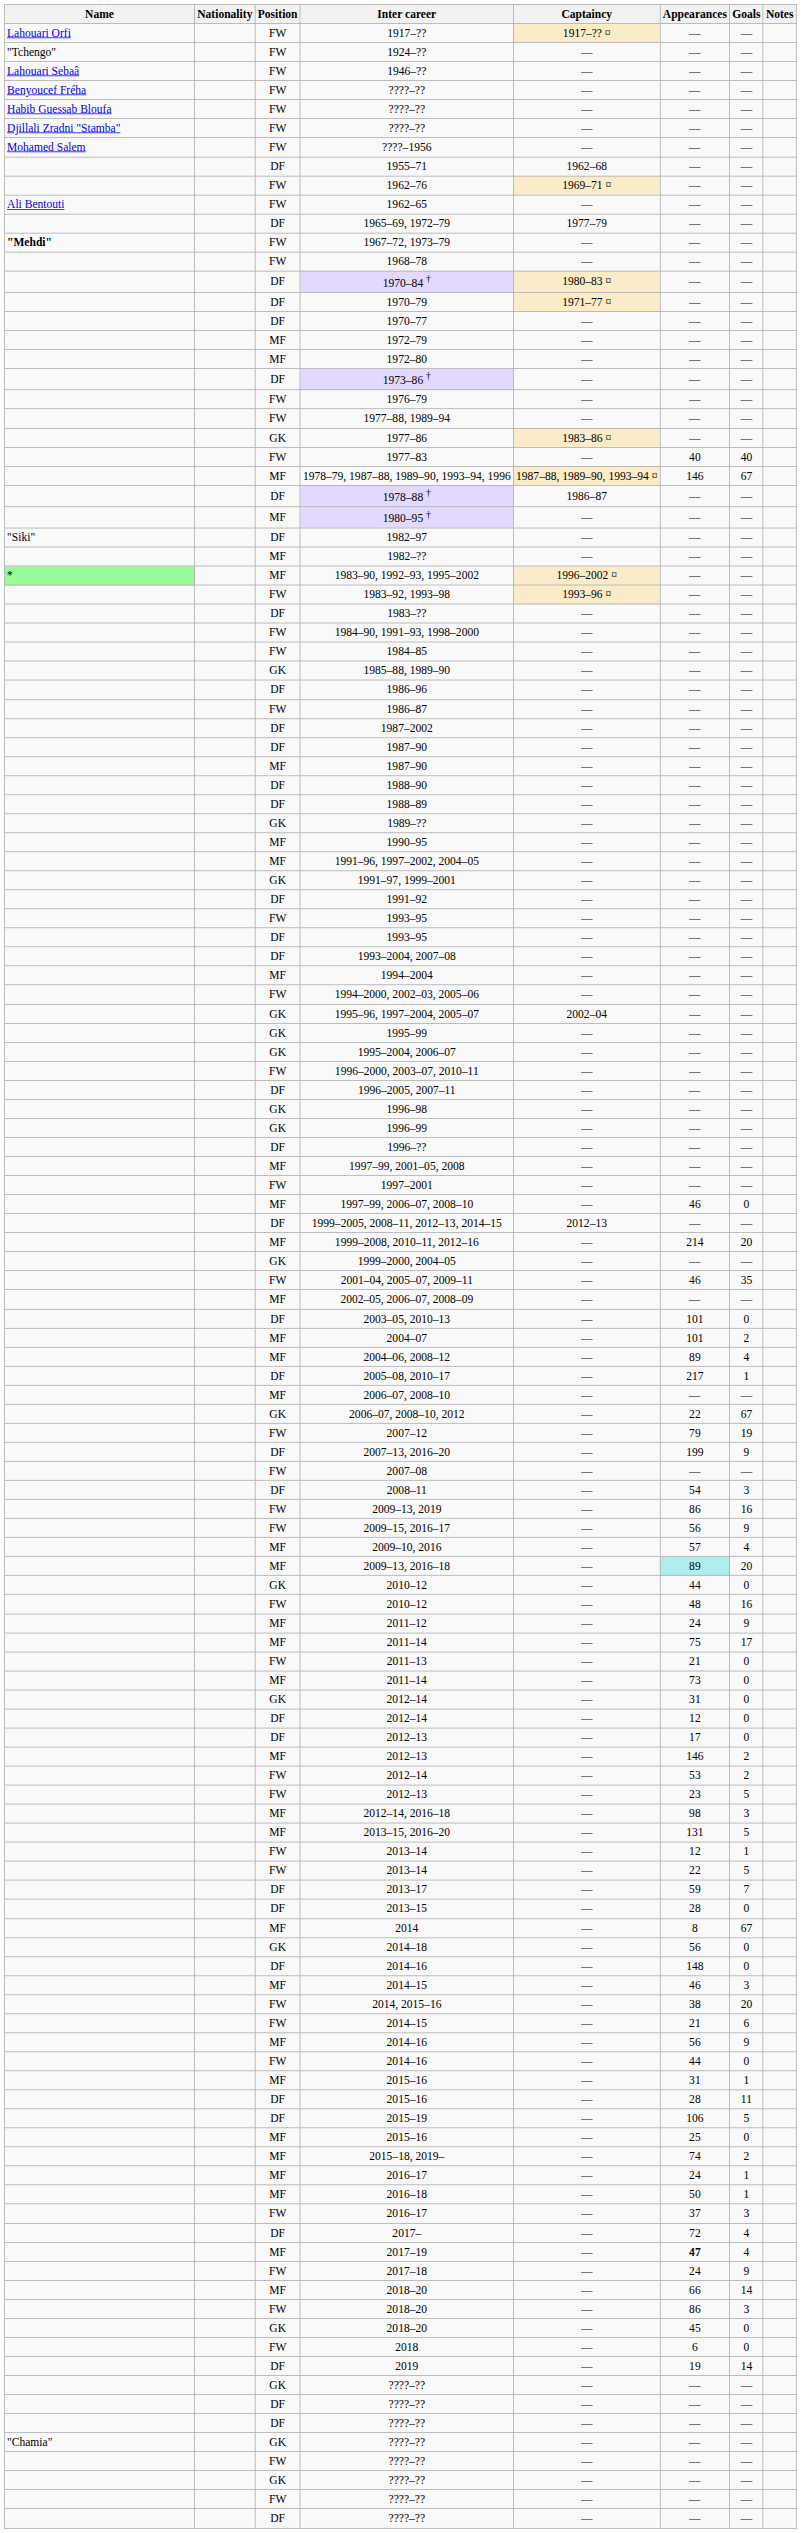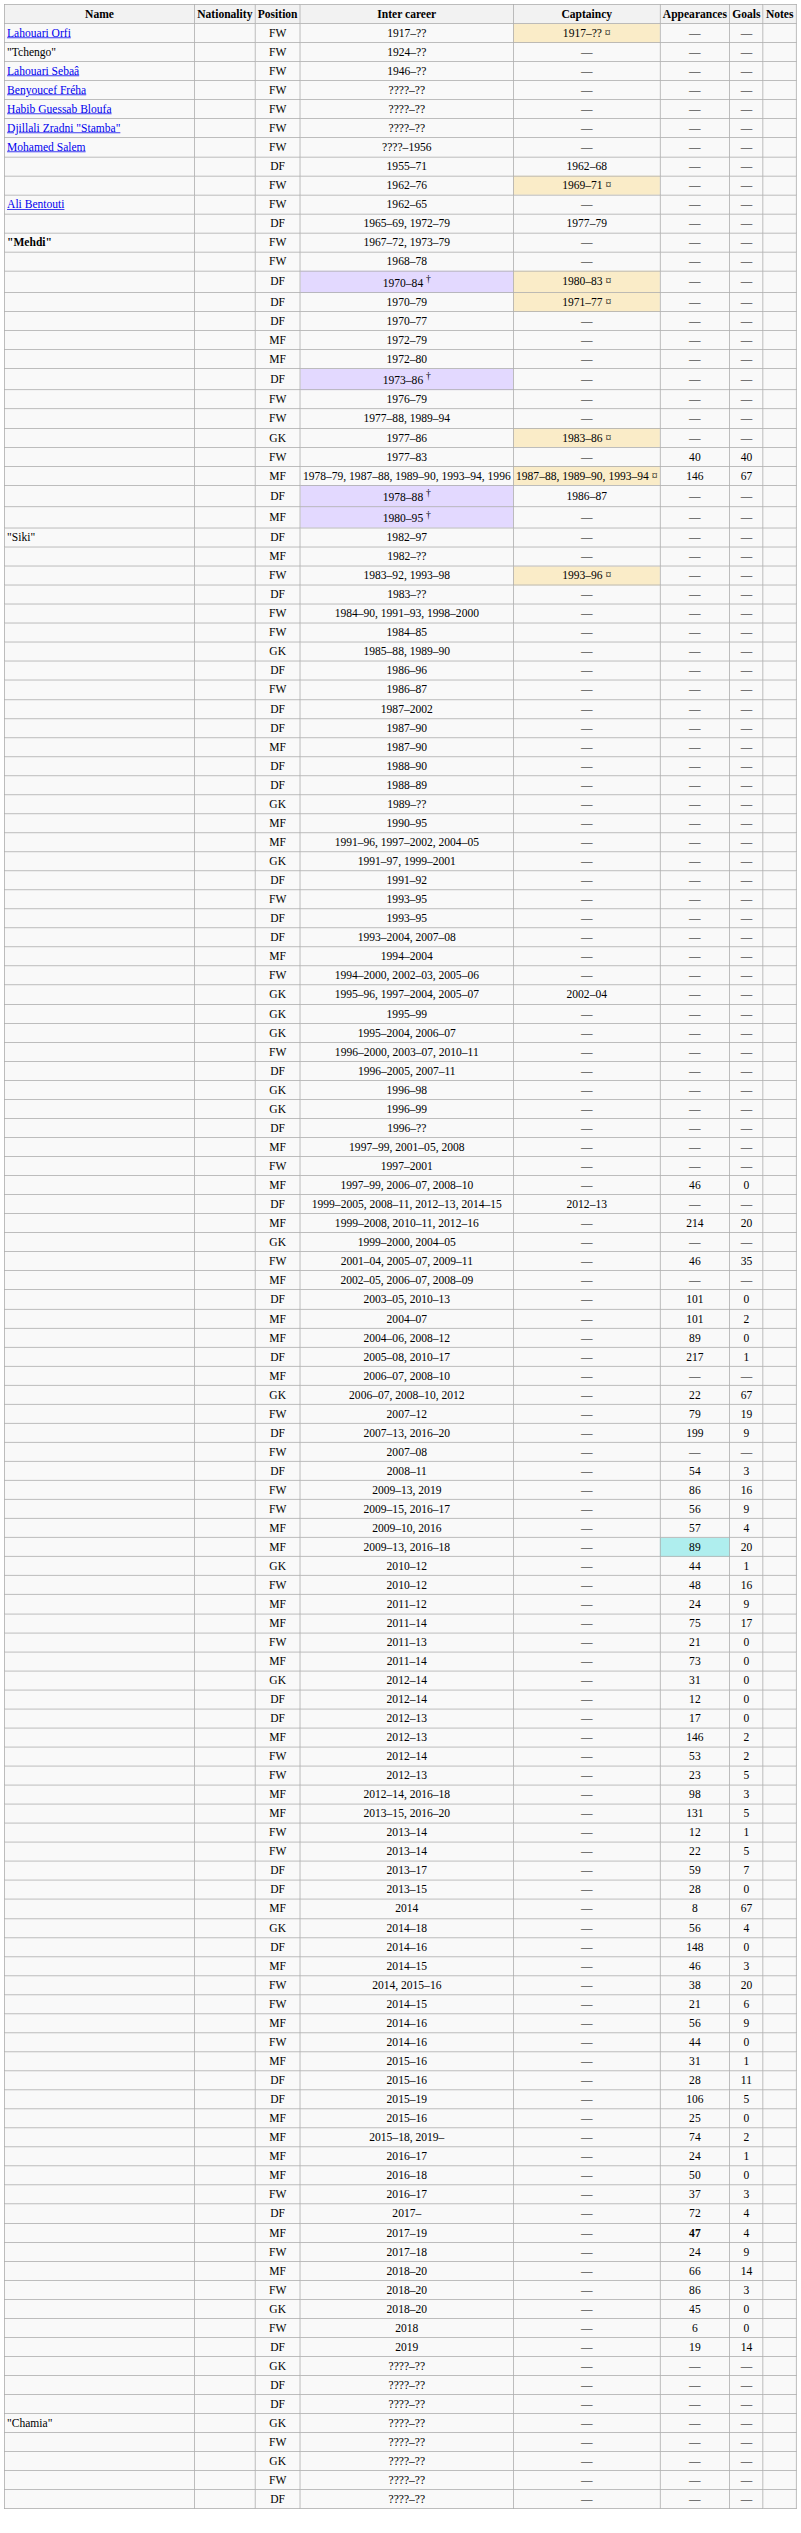- row: (278, 575)
(746, 1356) 4 -> (746, 1337) 0
(746, 1585) 0 -> (746, 1566) 1
(746, 1947) 0 -> (746, 1928) 4
(746, 2194) 1 -> (746, 2175) 0
